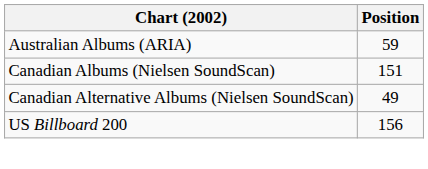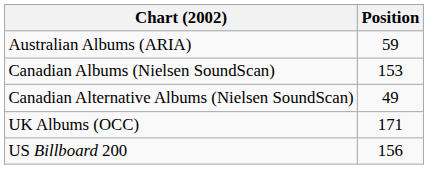(390, 71) 151 -> (390, 71) 153
+ row: (74, 124)
